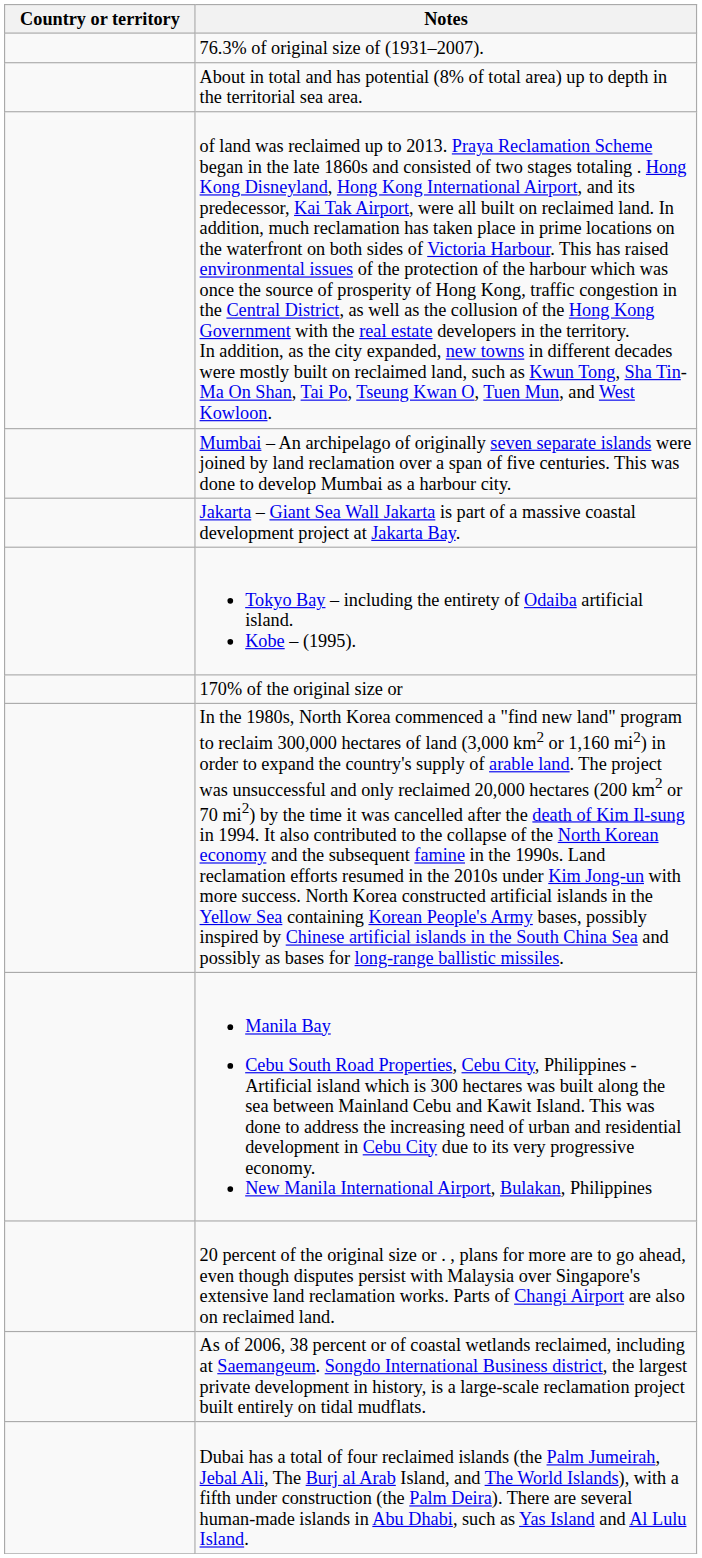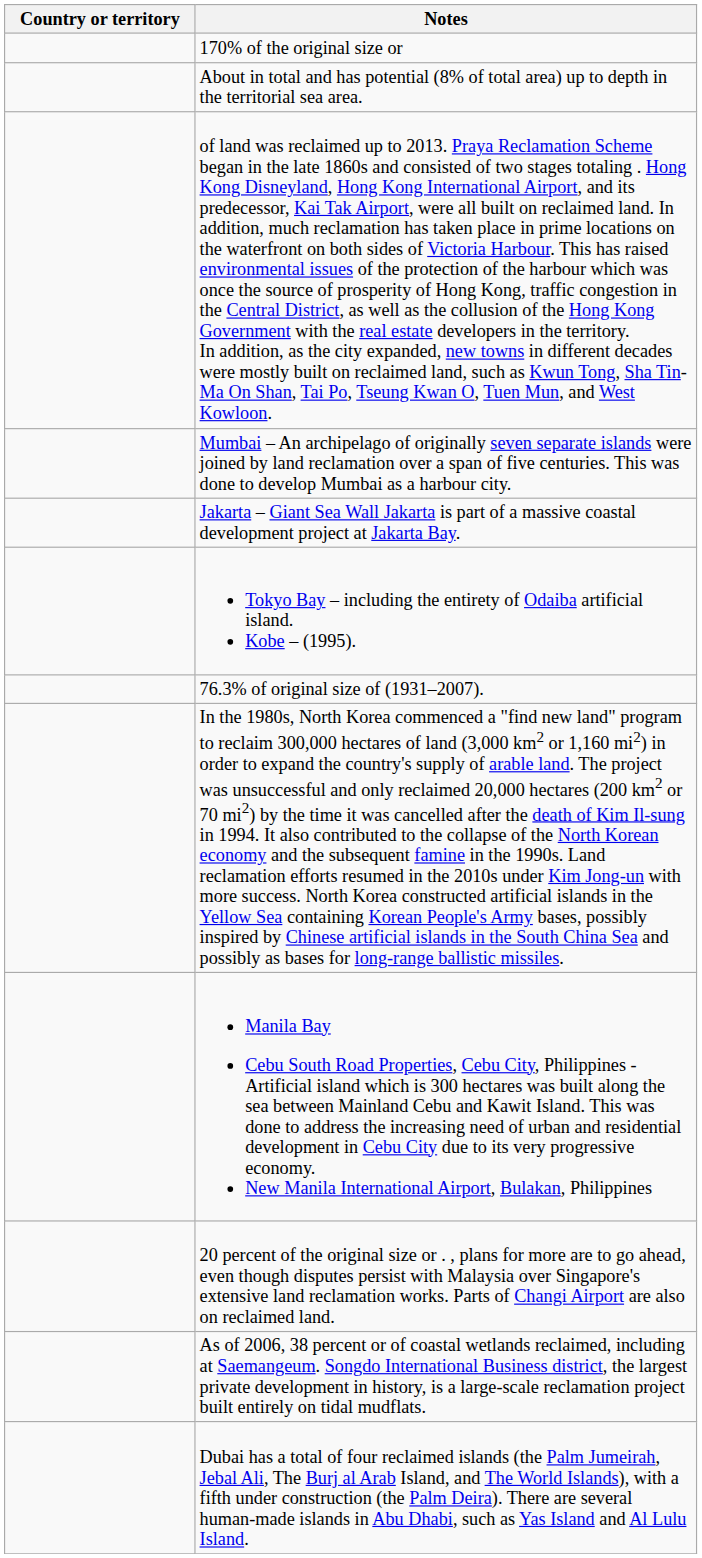rows swapped: (342, 47) <-> (301, 688)
